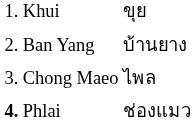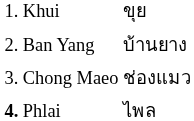(140, 78) ไพล -> (157, 78) ช่องแมว
(157, 111) ช่องแมว -> (140, 111) ไพล
